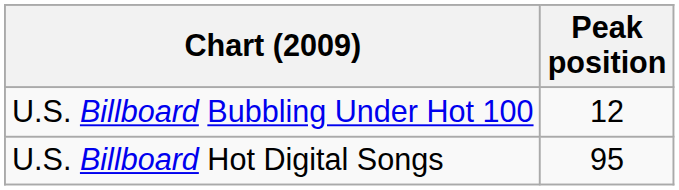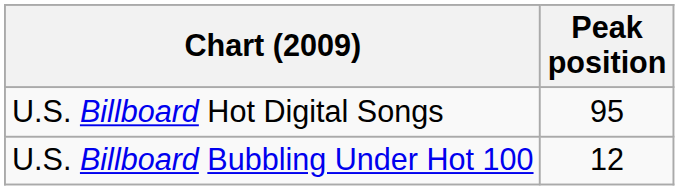rows swapped: (228, 160) <-> (273, 111)
